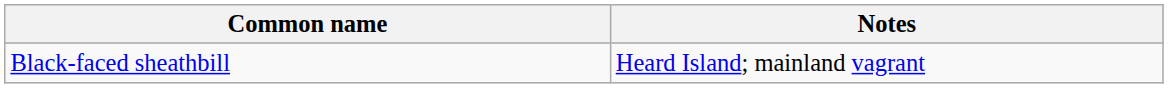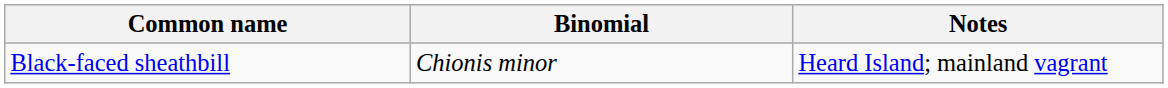+ column: (602, 23)
